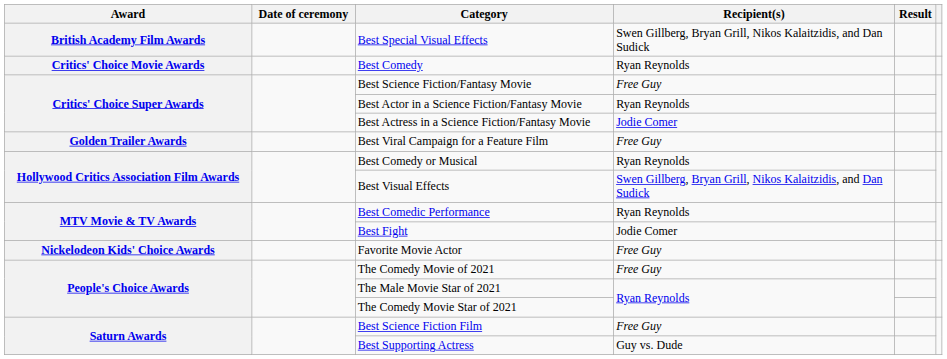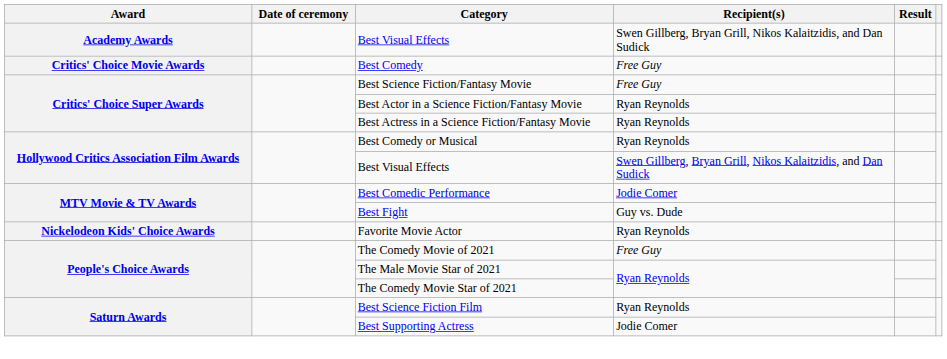+ row: (128, 39)
- row: (128, 39)
(653, 65) Ryan Reynolds -> (639, 65) Free Guy
(647, 122) Jodie Comer -> (653, 122) Ryan Reynolds
- row: (128, 141)
(653, 212) Ryan Reynolds -> (647, 193) Jodie Comer
(647, 231) Jodie Comer -> (649, 212) Guy vs. Dude
(639, 250) Free Guy -> (653, 231) Ryan Reynolds
(639, 326) Free Guy -> (653, 307) Ryan Reynolds
(649, 345) Guy vs. Dude -> (647, 326) Jodie Comer
